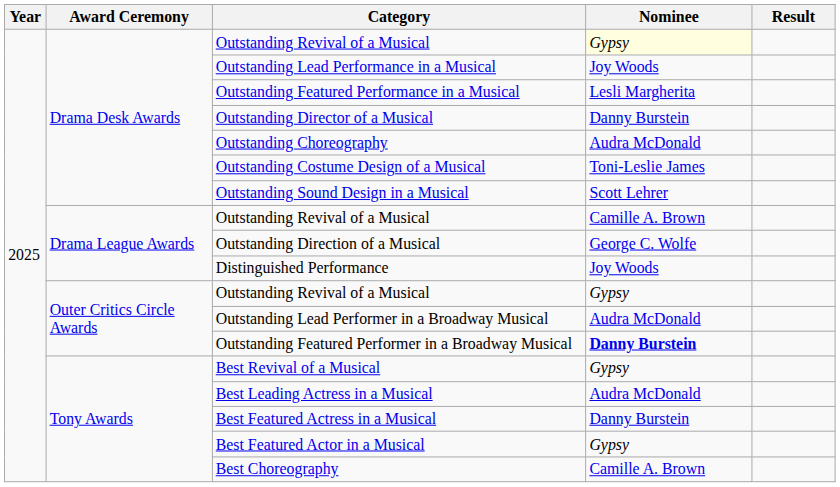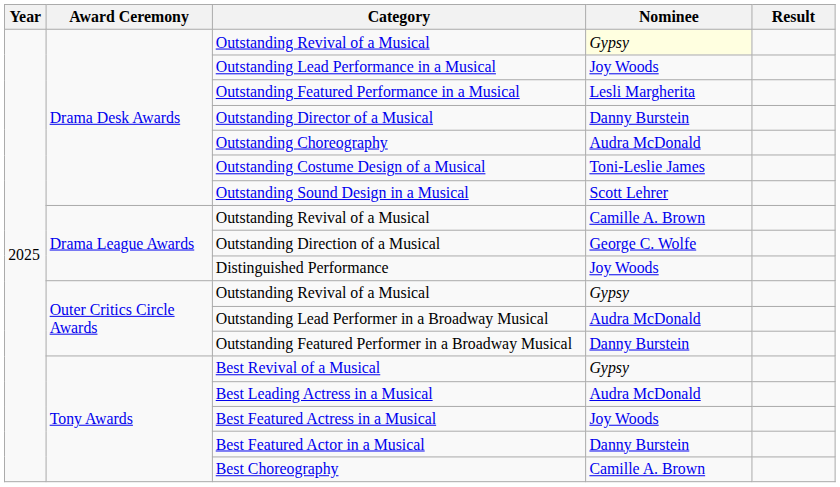(643, 343) bold -> (639, 343) normal
(639, 419) Danny Burstein -> (624, 419) Joy Woods
(609, 444) Gypsy -> (639, 444) Danny Burstein
